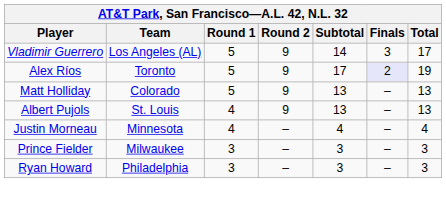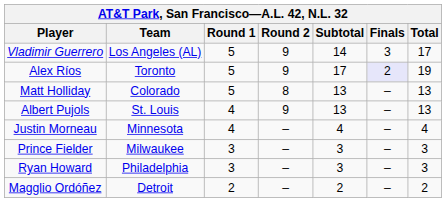(286, 91) 9 -> (286, 91) 8
+ row: (55, 187)
